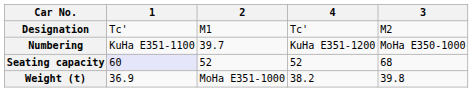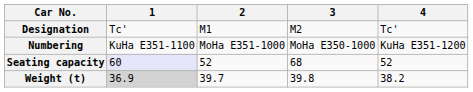columns swapped: (423, 13) <-> (333, 13)
(212, 46) 39.7 -> (242, 46) MoHa E351-1000
(122, 79) no background -> (122, 79) lightgrey background
(242, 79) MoHa E351-1000 -> (212, 79) 39.7
